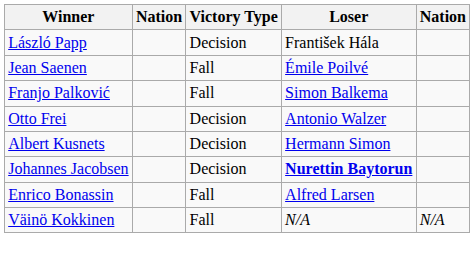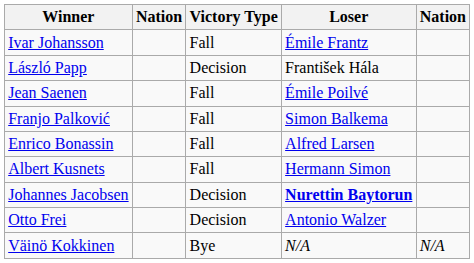+ row: (56, 42)
rows swapped: (61, 194) <-> (37, 118)
(218, 144) Decision -> (202, 169) Fall
(202, 220) Fall -> (202, 245) Bye
